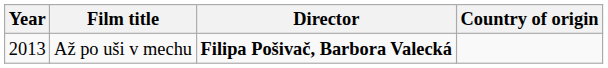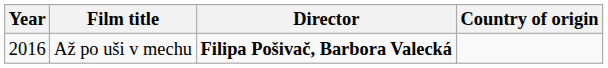(27, 48) 2013 -> (27, 48) 2016
